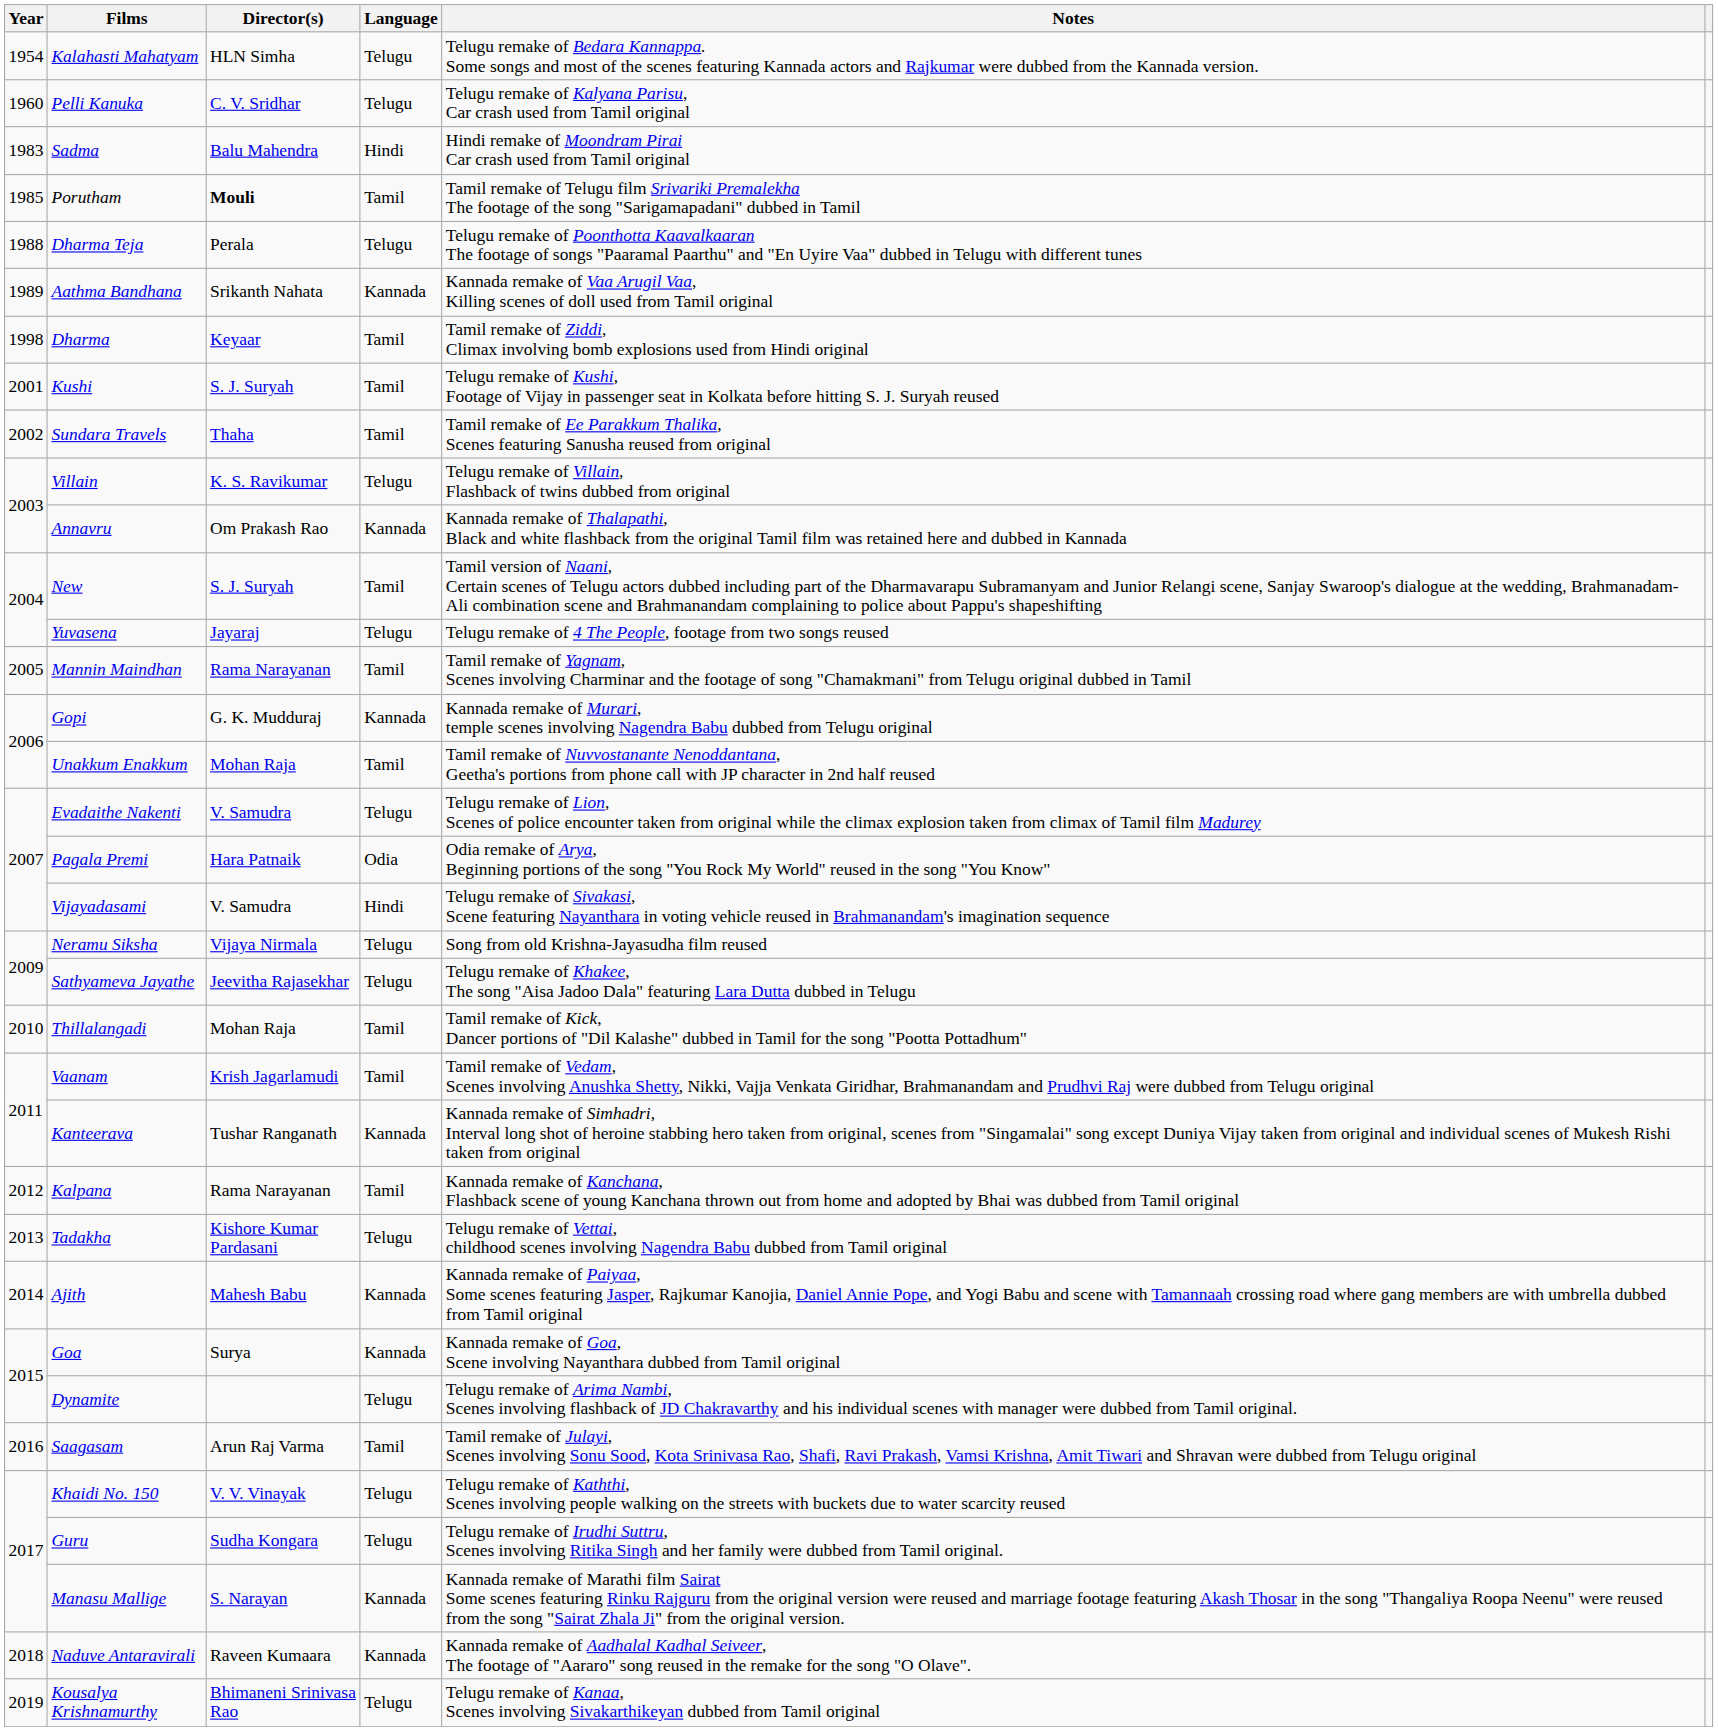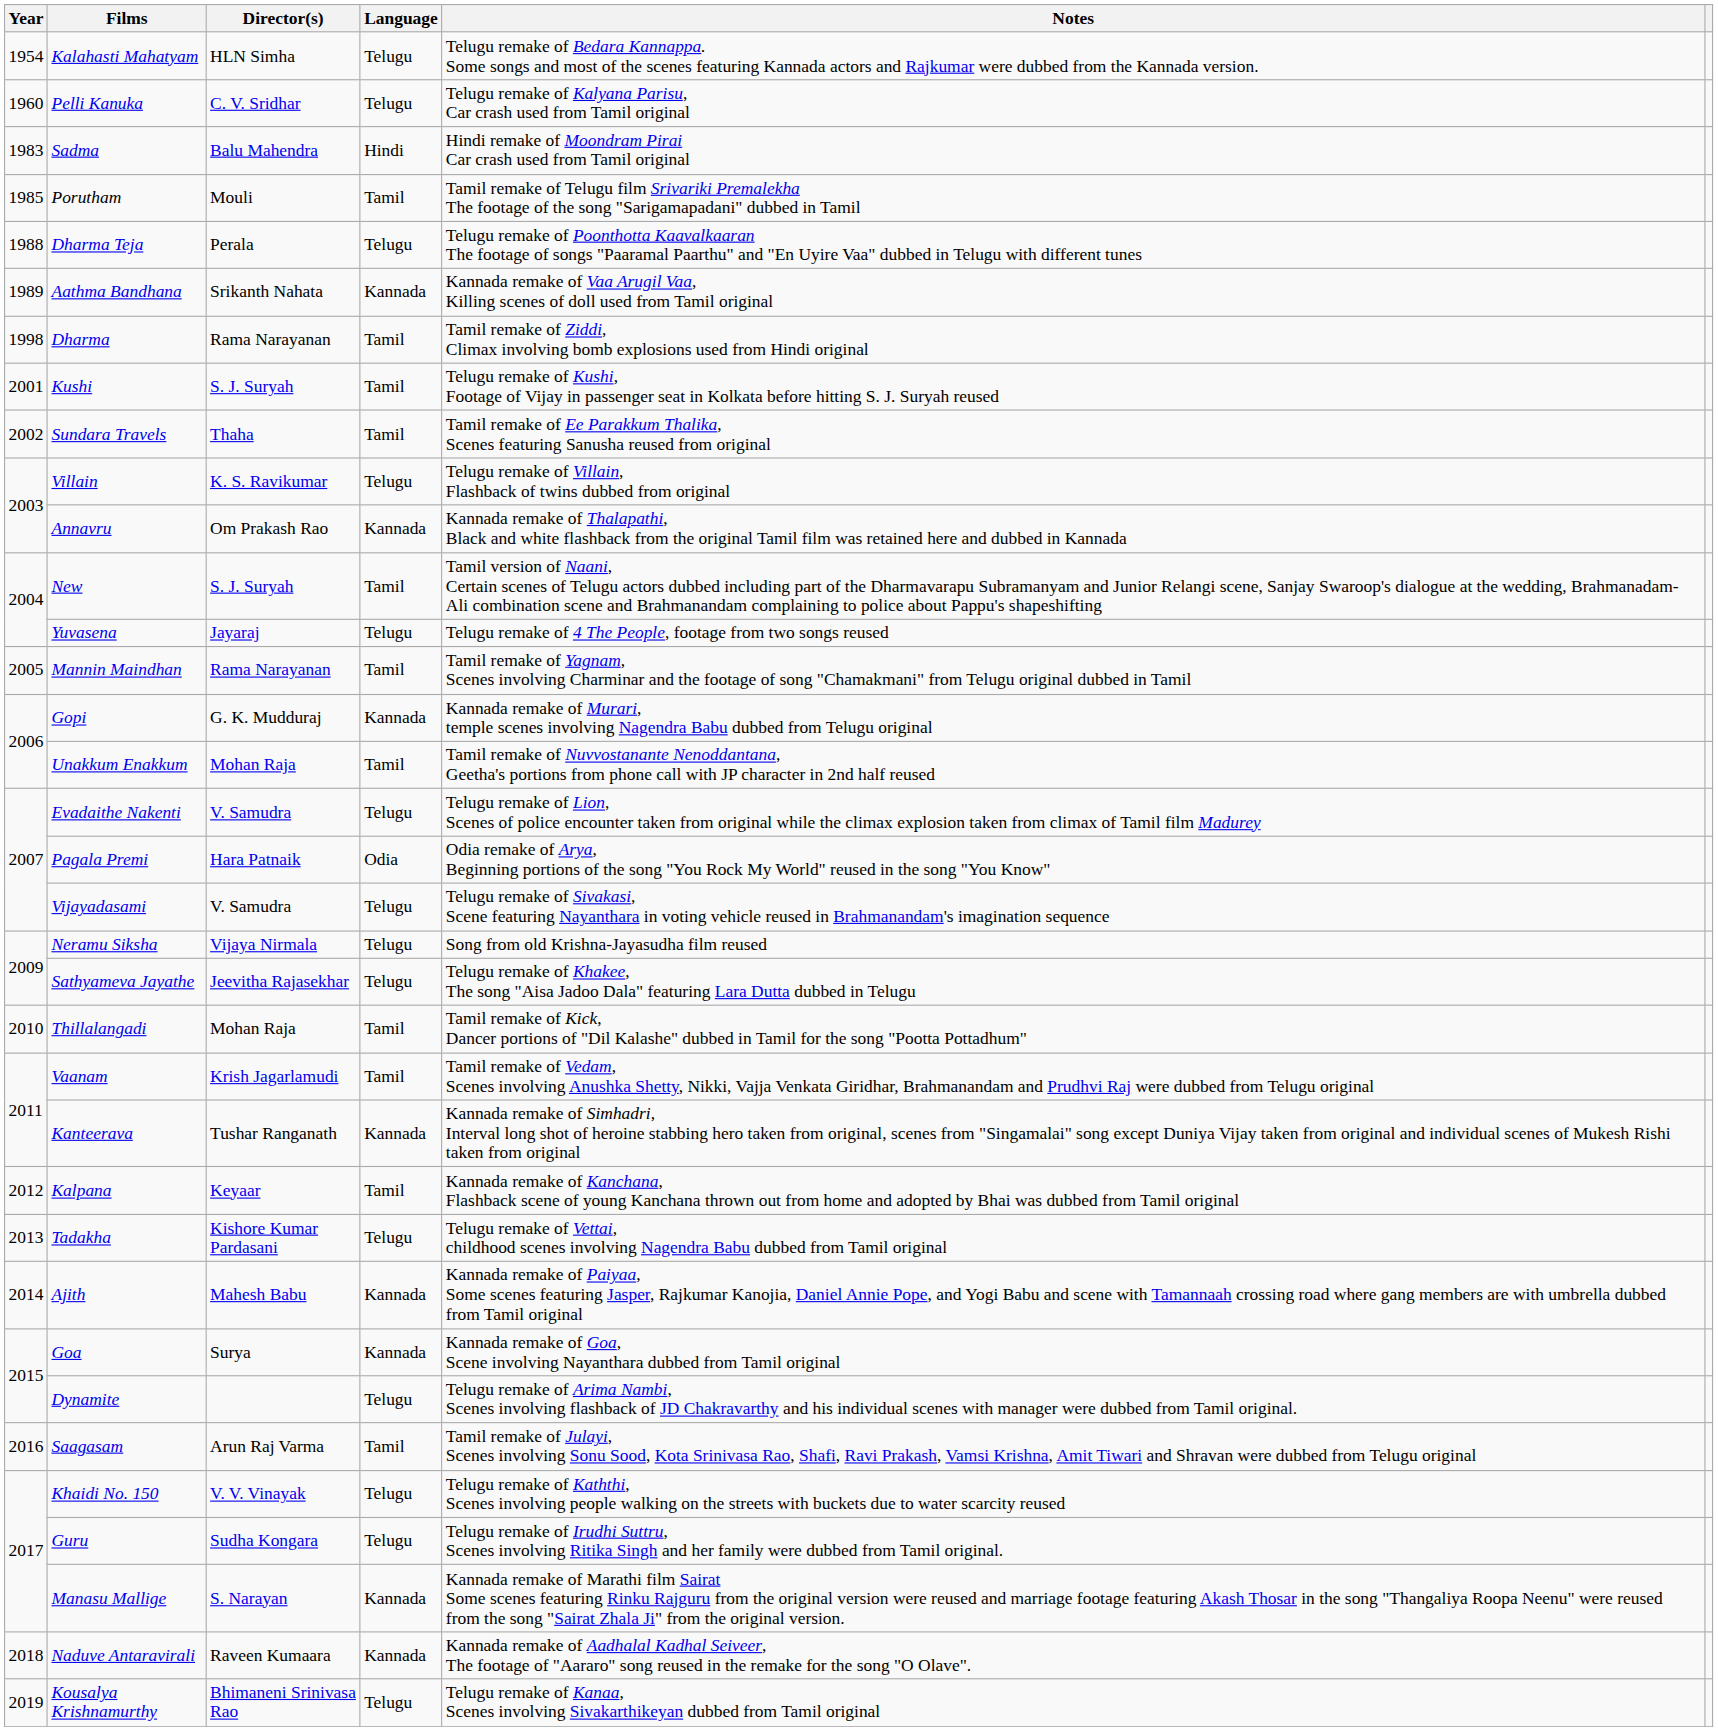(232, 197) bold -> (231, 197) normal
(235, 339) Keyaar -> (270, 339) Rama Narayanan
(384, 906) Hindi -> (388, 906) Telugu
(270, 1190) Rama Narayanan -> (235, 1190) Keyaar
